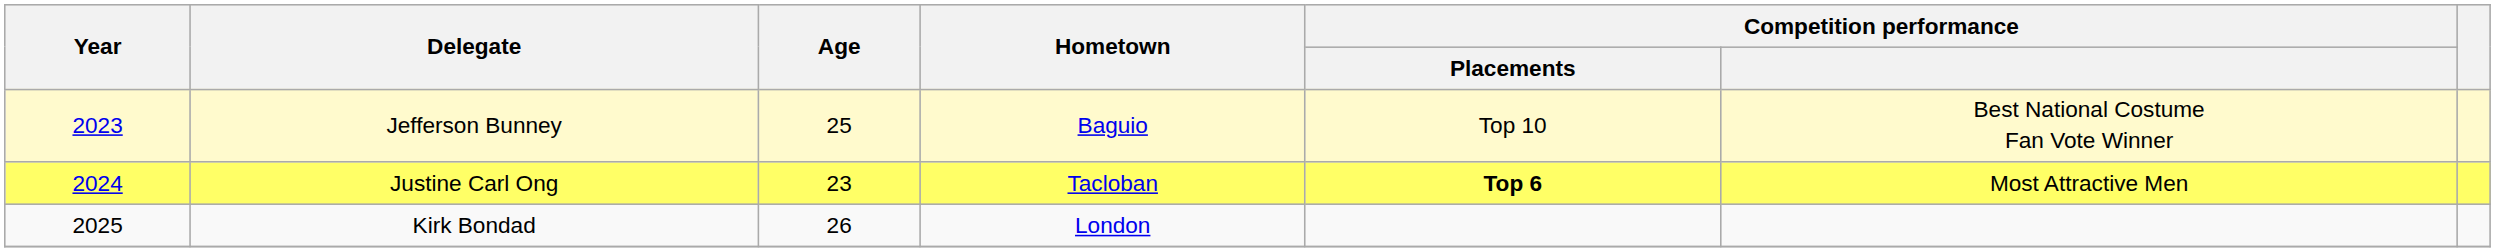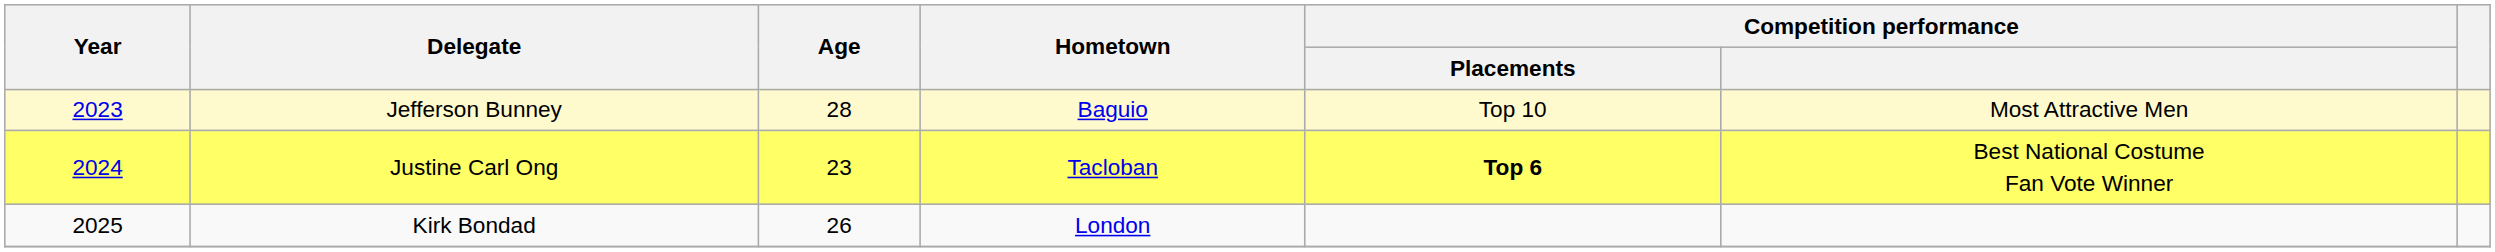(839, 126) 25 -> (839, 110) 28
(2089, 126) Best National Costume Fan Vote Winner -> (2089, 110) Most Attractive Men
(2089, 184) Most Attractive Men -> (2089, 168) Best National Costume Fan Vote Winner
